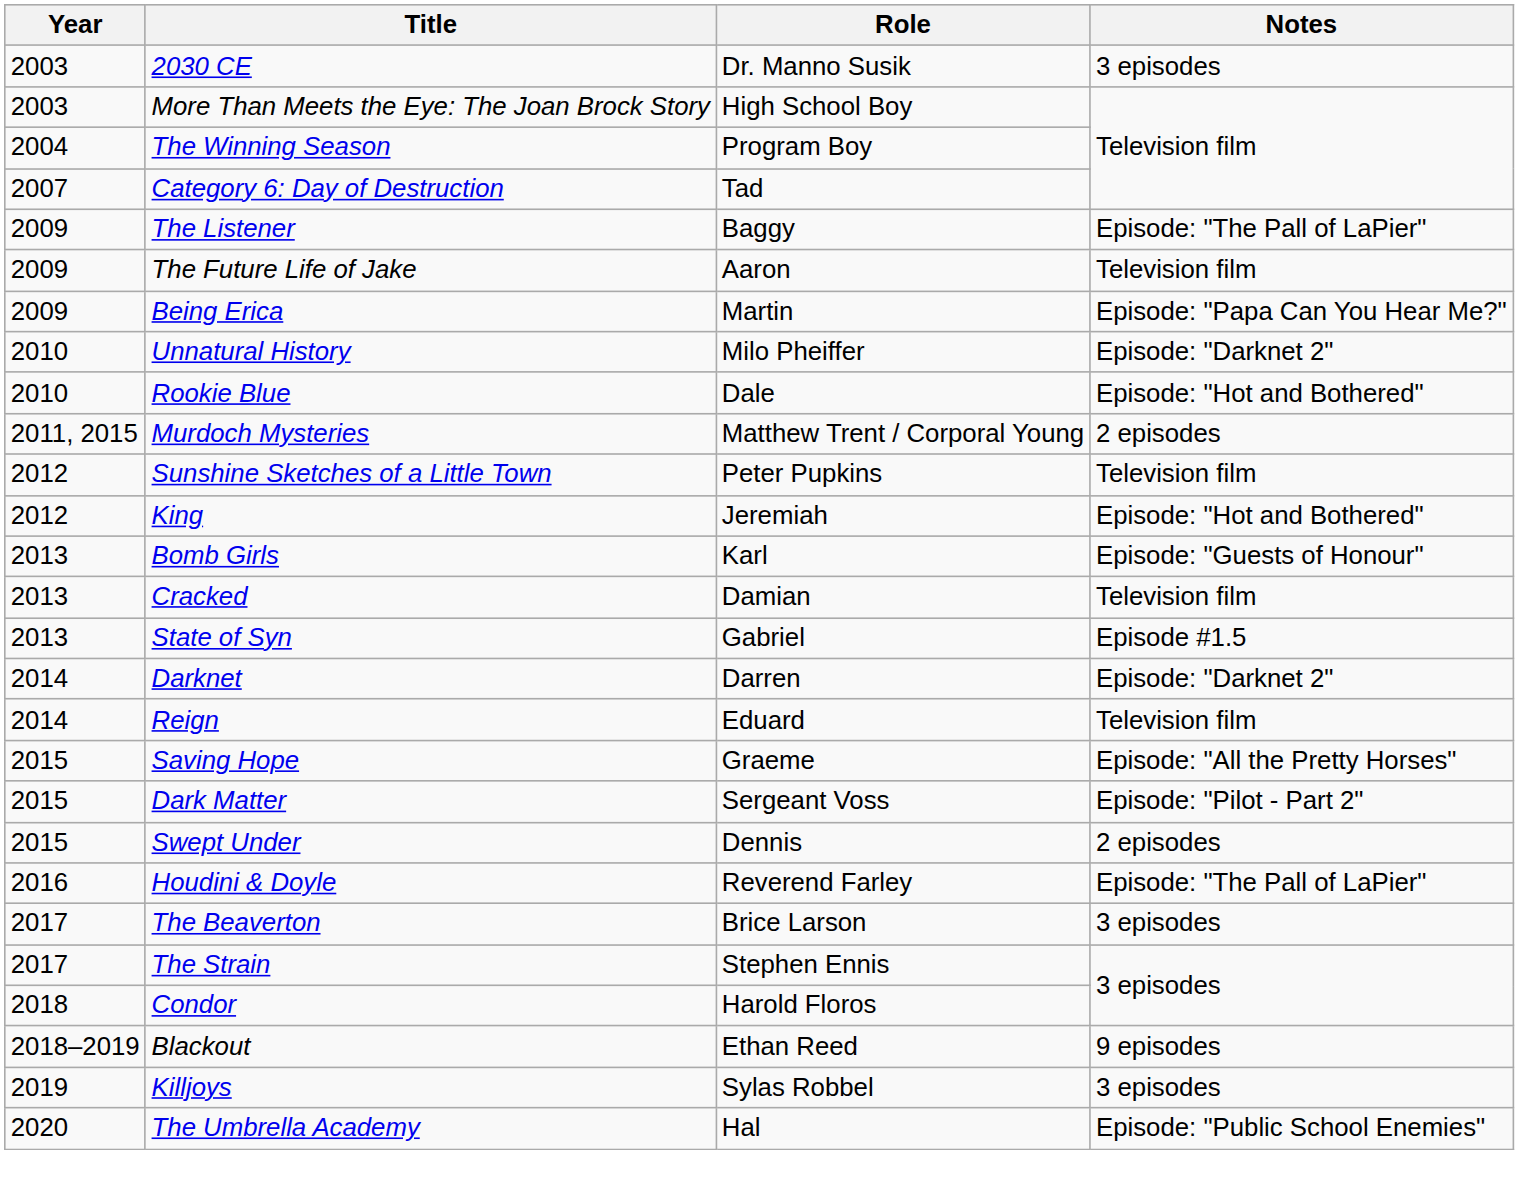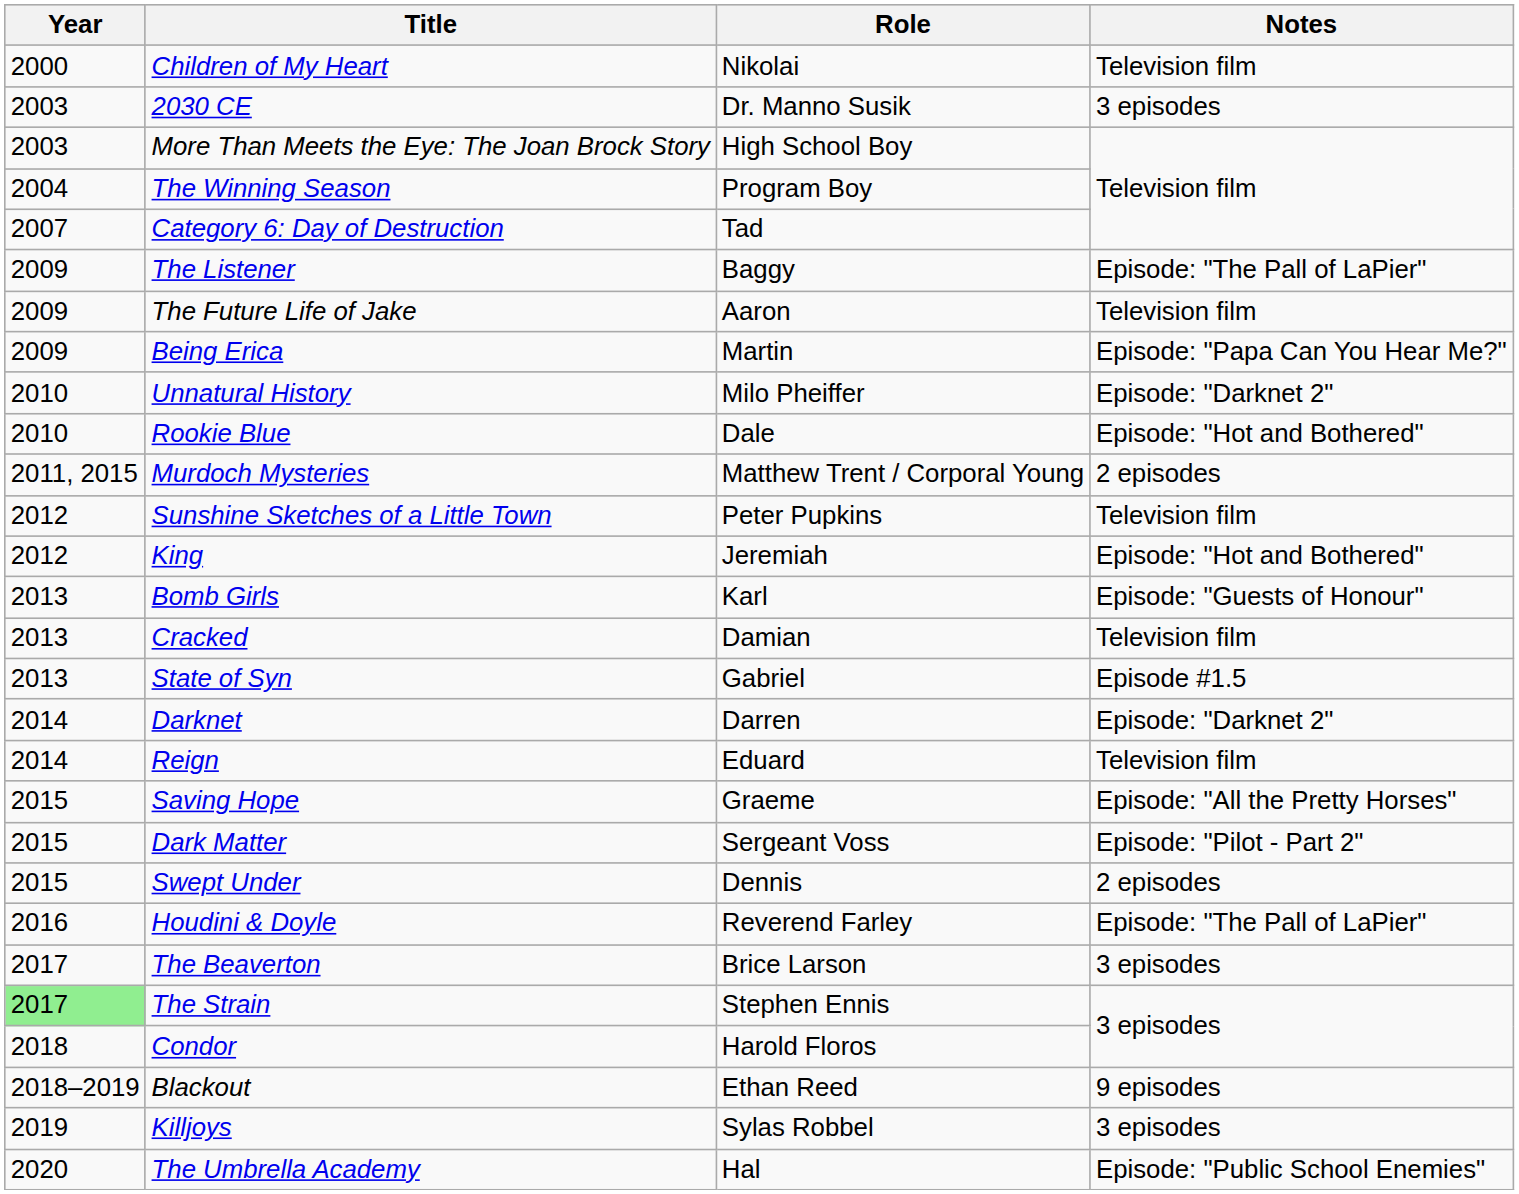+ row: (270, 65)
(39, 964) no background -> (39, 1005) lightgreen background
